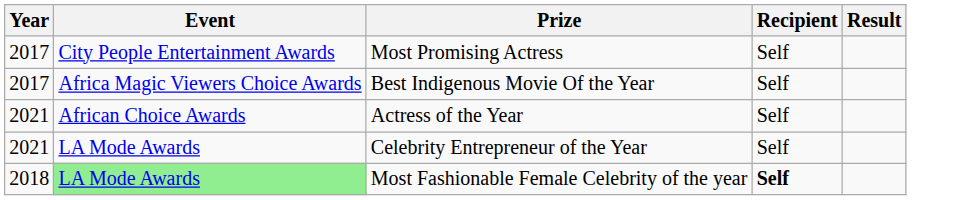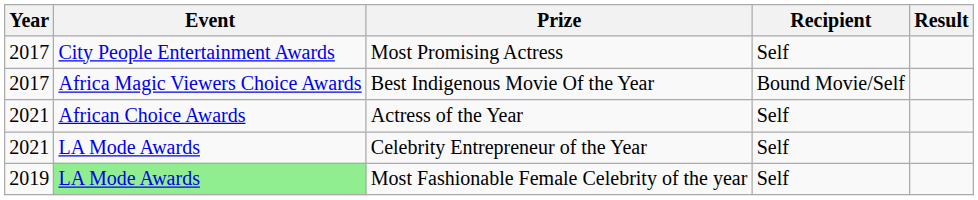(773, 83) Self -> (831, 83) Bound Movie/Self
(29, 178) 2018 -> (29, 178) 2019
(773, 178) bold -> (773, 178) normal
